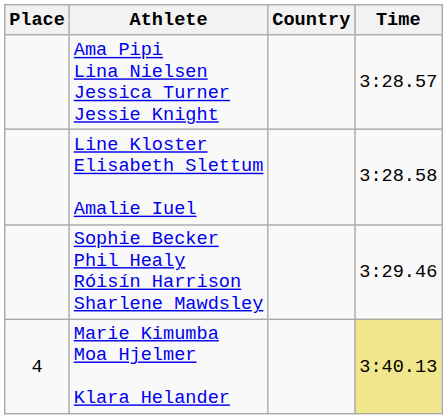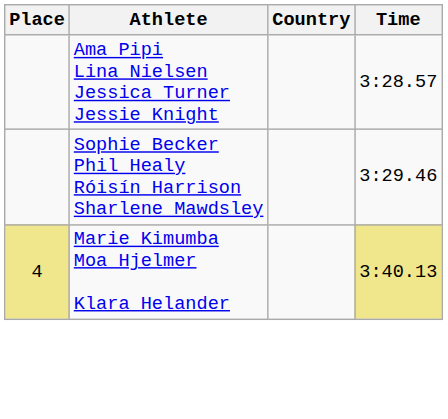- row: (169, 177)
(37, 366) no background -> (37, 272) khaki background
